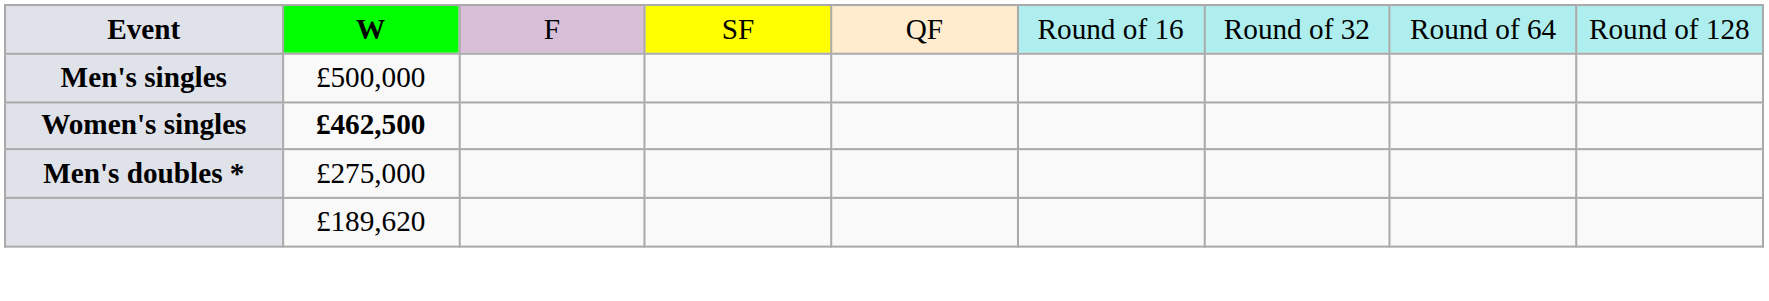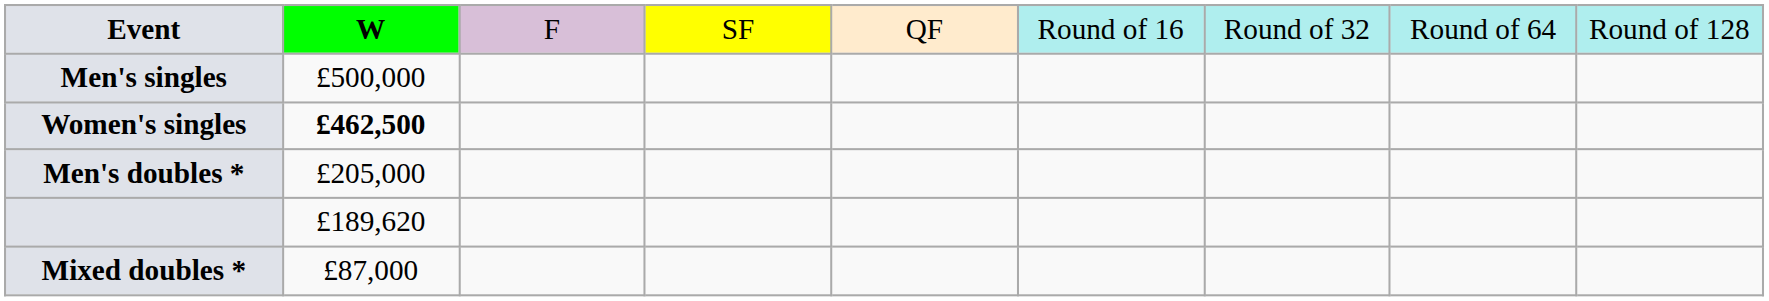(371, 173) £275,000 -> (371, 173) £205,000
+ row: (144, 270)
